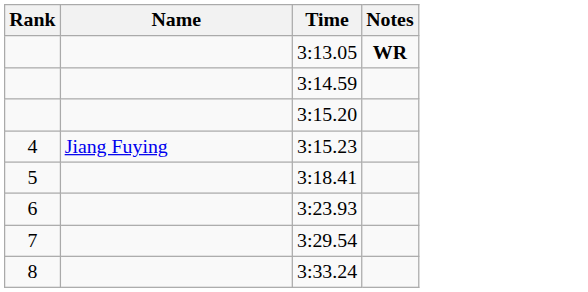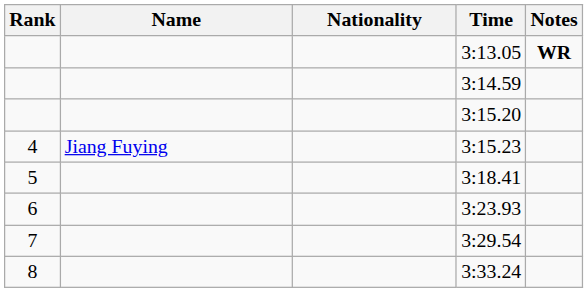+ column: (374, 20)
